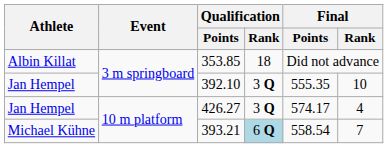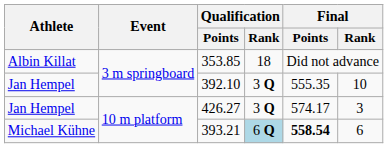(360, 108) 4 -> (360, 108) 3
(310, 131) normal -> (310, 131) bold
(360, 131) 7 -> (360, 131) 6
